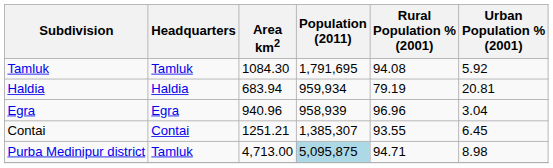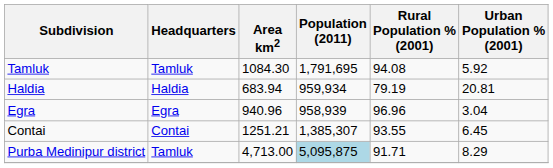(389, 152) 94.71 -> (389, 152) 91.71
(475, 152) 8.98 -> (475, 152) 8.29
